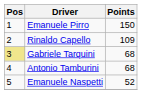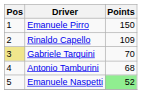(130, 53) 68 -> (130, 53) 70
(130, 82) no background -> (130, 82) lightgreen background
